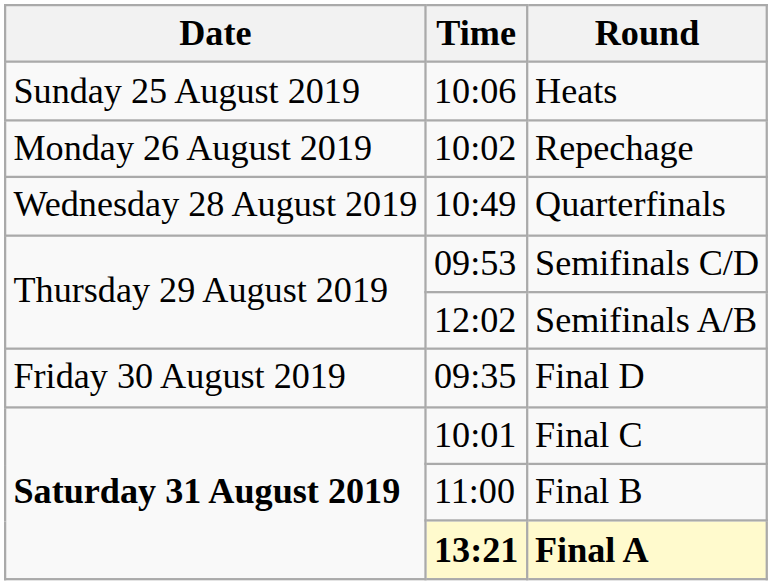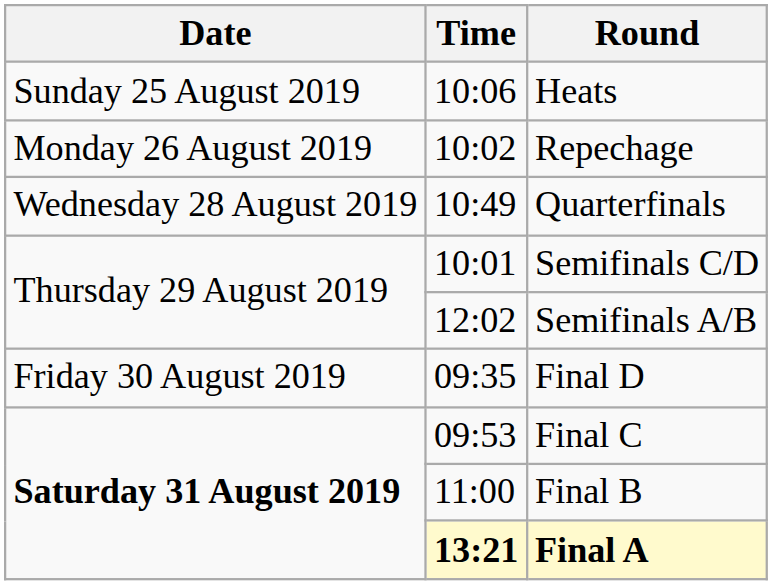(475, 262) 09:53 -> (475, 262) 10:01
(475, 434) 10:01 -> (475, 434) 09:53
